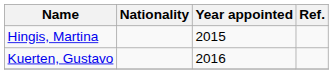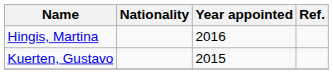(211, 36) 2015 -> (211, 36) 2016
(211, 58) 2016 -> (211, 58) 2015
